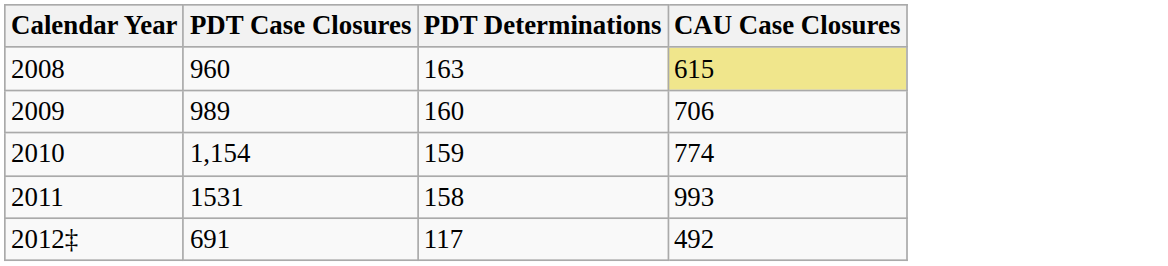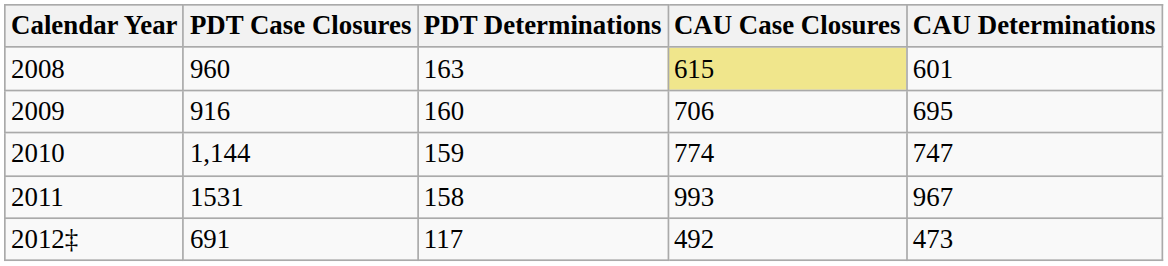+ column: (1034, 25)
(210, 111) 989 -> (210, 111) 916
(220, 153) 1,154 -> (220, 153) 1,144
